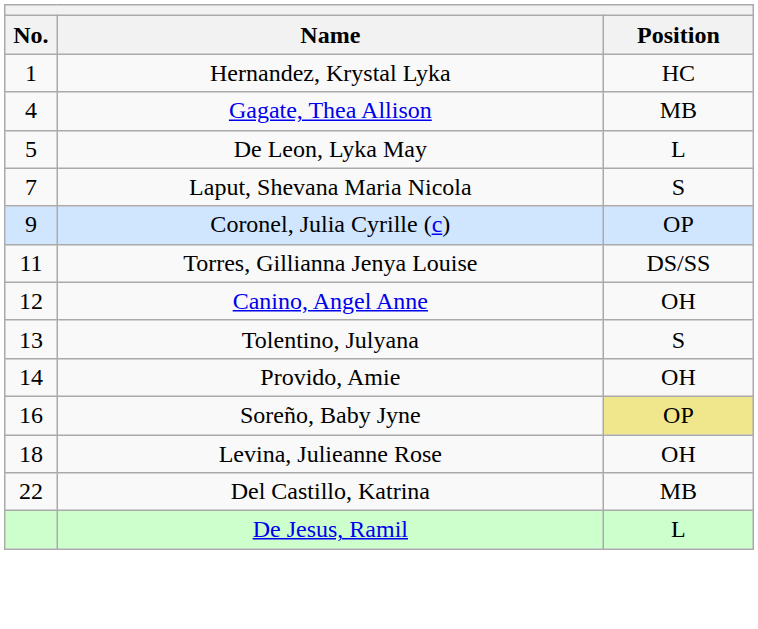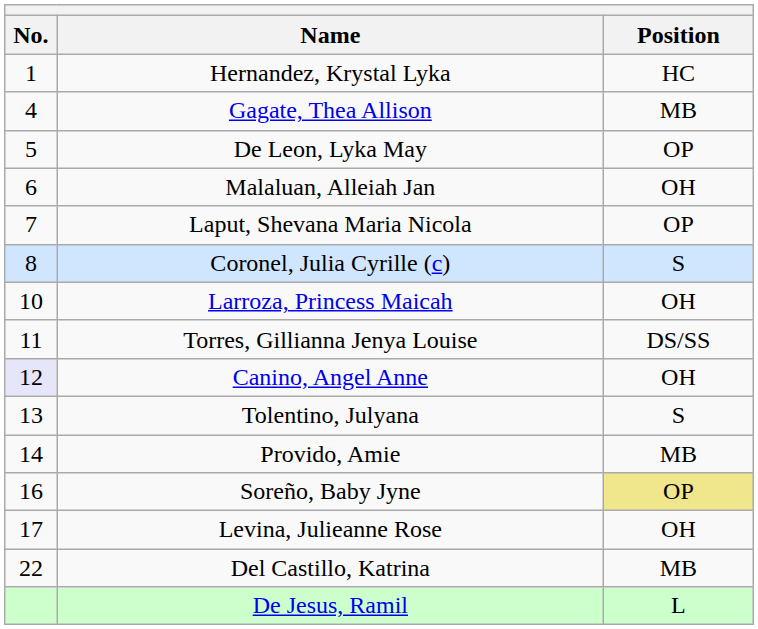(678, 148) L -> (678, 148) OP
+ row: (330, 186)
(678, 186) S -> (678, 224) OP
(31, 224) 9 -> (31, 262) 8
(678, 224) OP -> (678, 262) S
+ row: (330, 301)
(31, 301) no background -> (31, 377) lavender background
(678, 377) OH -> (678, 453) MB
(31, 453) 18 -> (31, 529) 17
